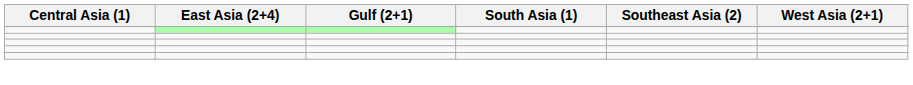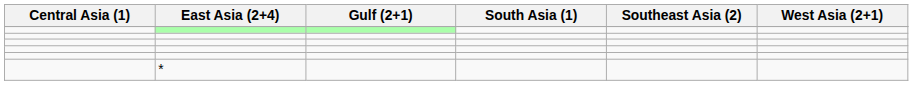+ row: (80, 70)
